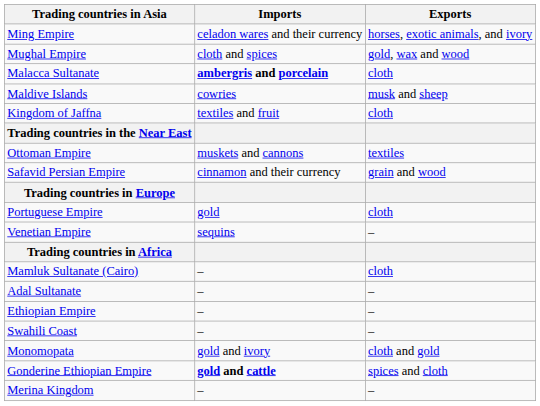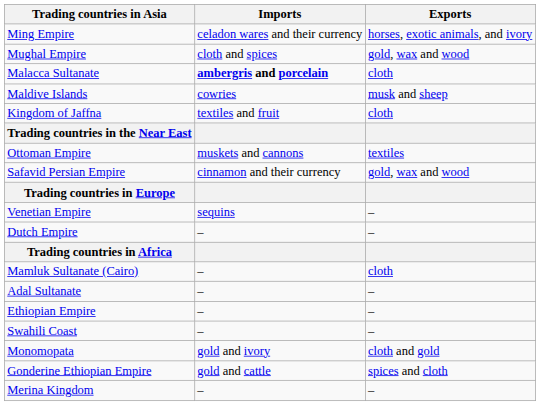(407, 172) grain and wood -> (419, 172) gold, wax and wood
- row: (55, 212)
+ row: (42, 232)
(237, 370) bold -> (234, 370) normal
